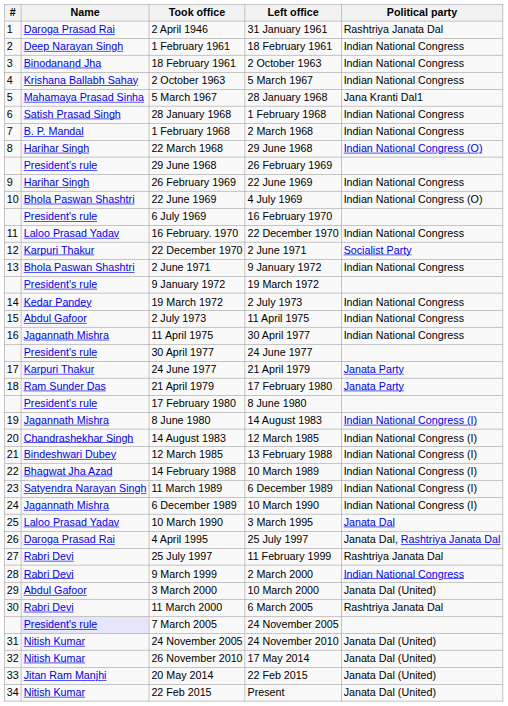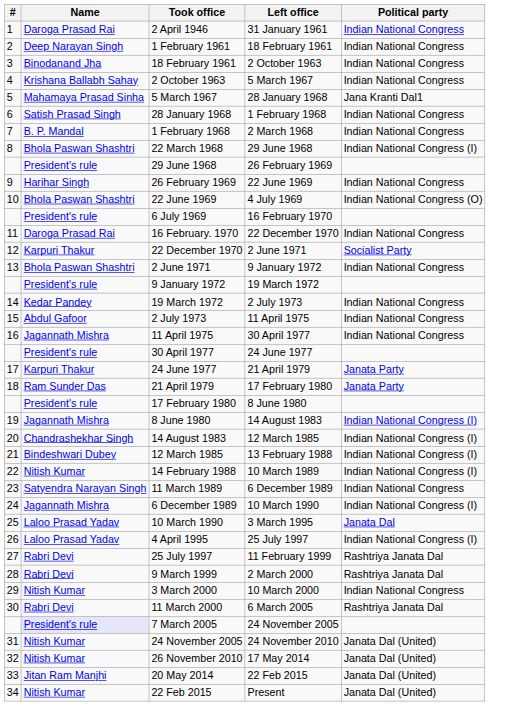(393, 30) Rashtriya Janata Dal -> (404, 30) Indian National Congress
(56, 149) Harihar Singh -> (79, 149) Bhola Paswan Shashtri
(413, 149) Indian National Congress (O) -> (410, 149) Indian National Congress (I)
(71, 234) Laloo Prasad Yadav -> (69, 234) Daroga Prasad Rai
(68, 472) Bhagwat Jha Azad -> (54, 472) Nitish Kumar
(410, 489) Indian National Congress (I) -> (404, 489) Indian National Congress
(69, 540) Daroga Prasad Rai -> (71, 540) Laloo Prasad Yadav
(422, 540) Janata Dal, Rashtriya Janata Dal -> (410, 540) Indian National Congress (I)
(404, 574) Indian National Congress -> (393, 574) Rashtriya Janata Dal
(55, 591) Abdul Gafoor -> (54, 591) Nitish Kumar
(390, 591) Janata Dal (United) -> (404, 591) Indian National Congress
